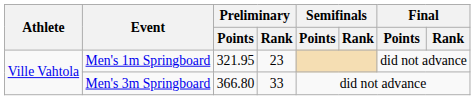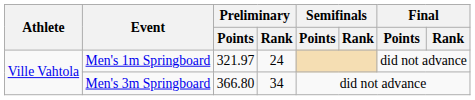(236, 61) 321.95 -> (236, 61) 321.97
(277, 61) 23 -> (277, 61) 24
(277, 83) 33 -> (277, 83) 34
